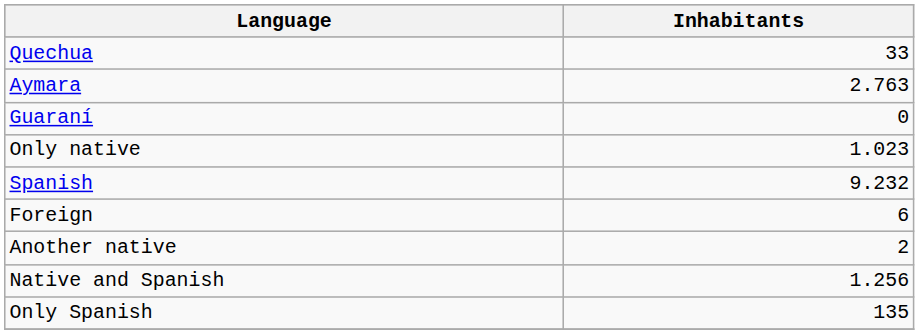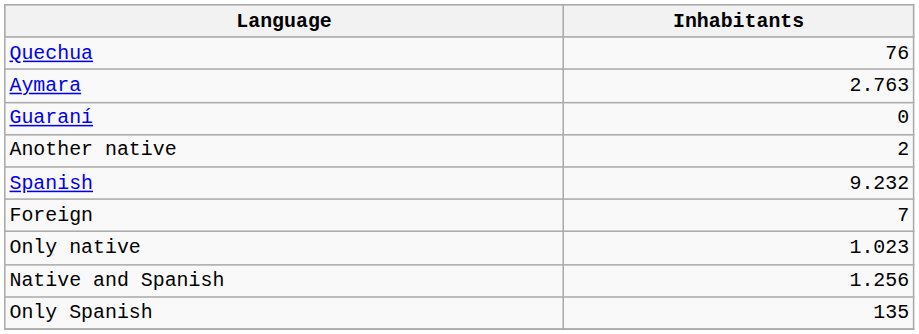(897, 53) 33 -> (897, 53) 76
rows swapped: (93, 248) <-> (75, 151)
(903, 215) 6 -> (903, 215) 7
